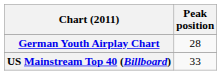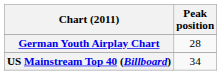(195, 61) 33 -> (195, 61) 34
